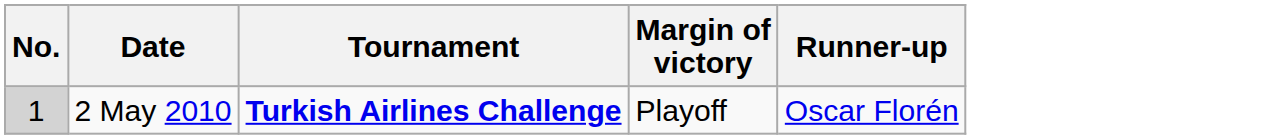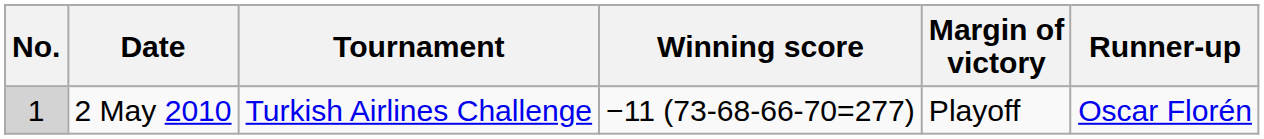+ column: (760, 46)
(434, 110) bold -> (419, 110) normal
